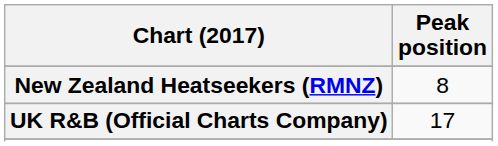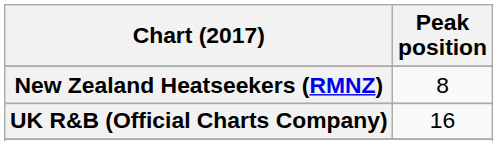(443, 120) 17 -> (443, 120) 16
